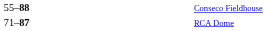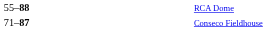(228, 9) Conseco Fieldhouse -> (214, 9) RCA Dome
(214, 23) RCA Dome -> (228, 23) Conseco Fieldhouse
